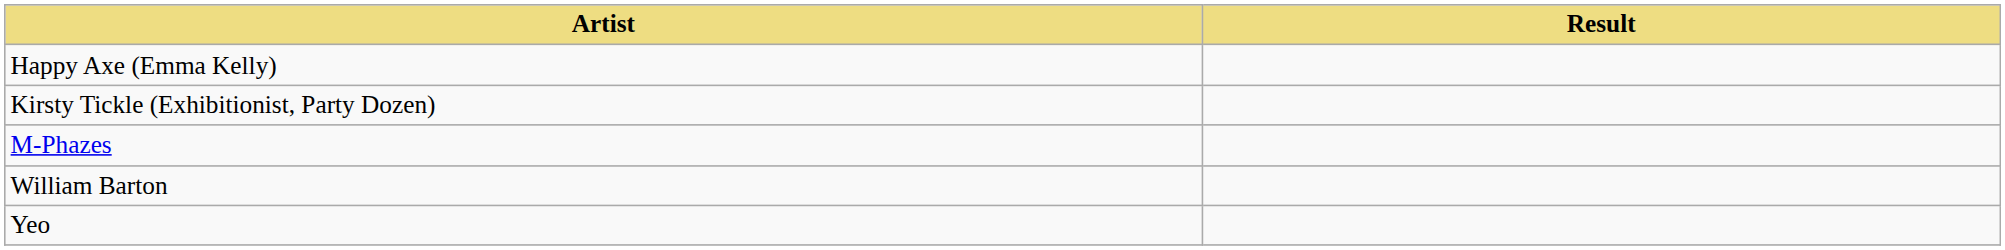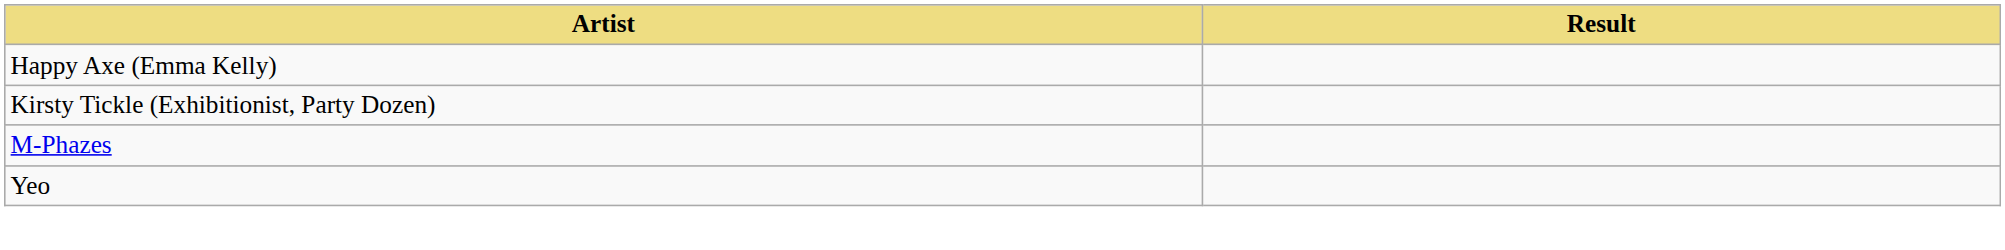- row: (89, 184)
